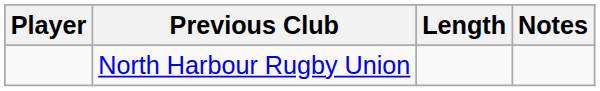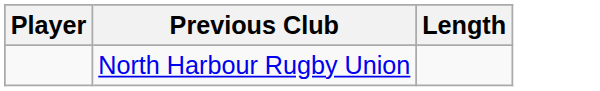- column: (553, 25)
